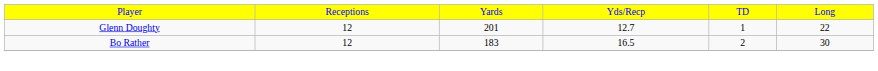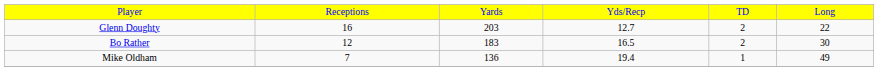(347, 27) 12 -> (347, 27) 16
(491, 27) 201 -> (491, 27) 203
(743, 27) 1 -> (743, 27) 2
+ row: (130, 58)
